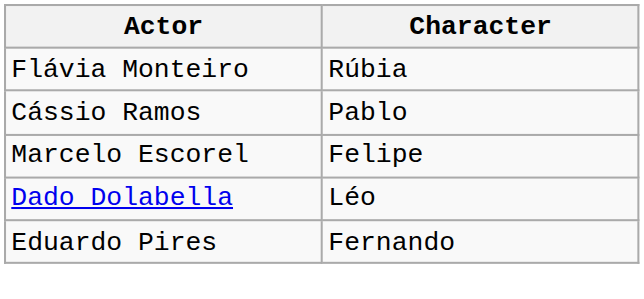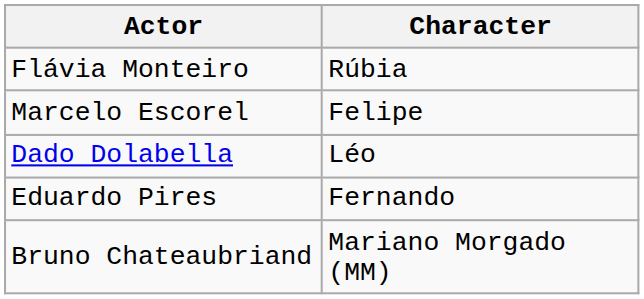- row: (106, 113)
+ row: (162, 257)
